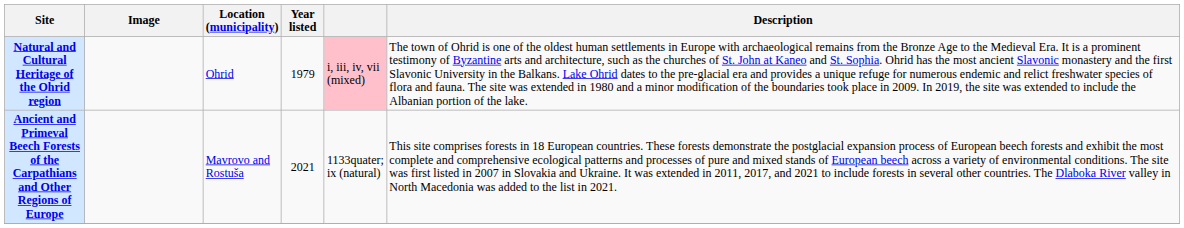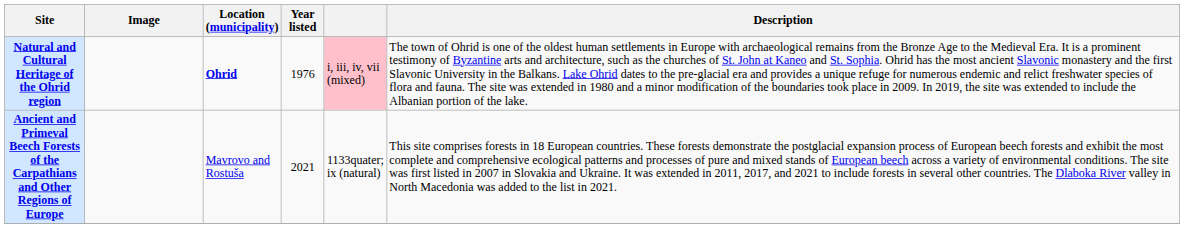(220, 73) normal -> (221, 73) bold
(303, 73) 1979 -> (303, 73) 1976
